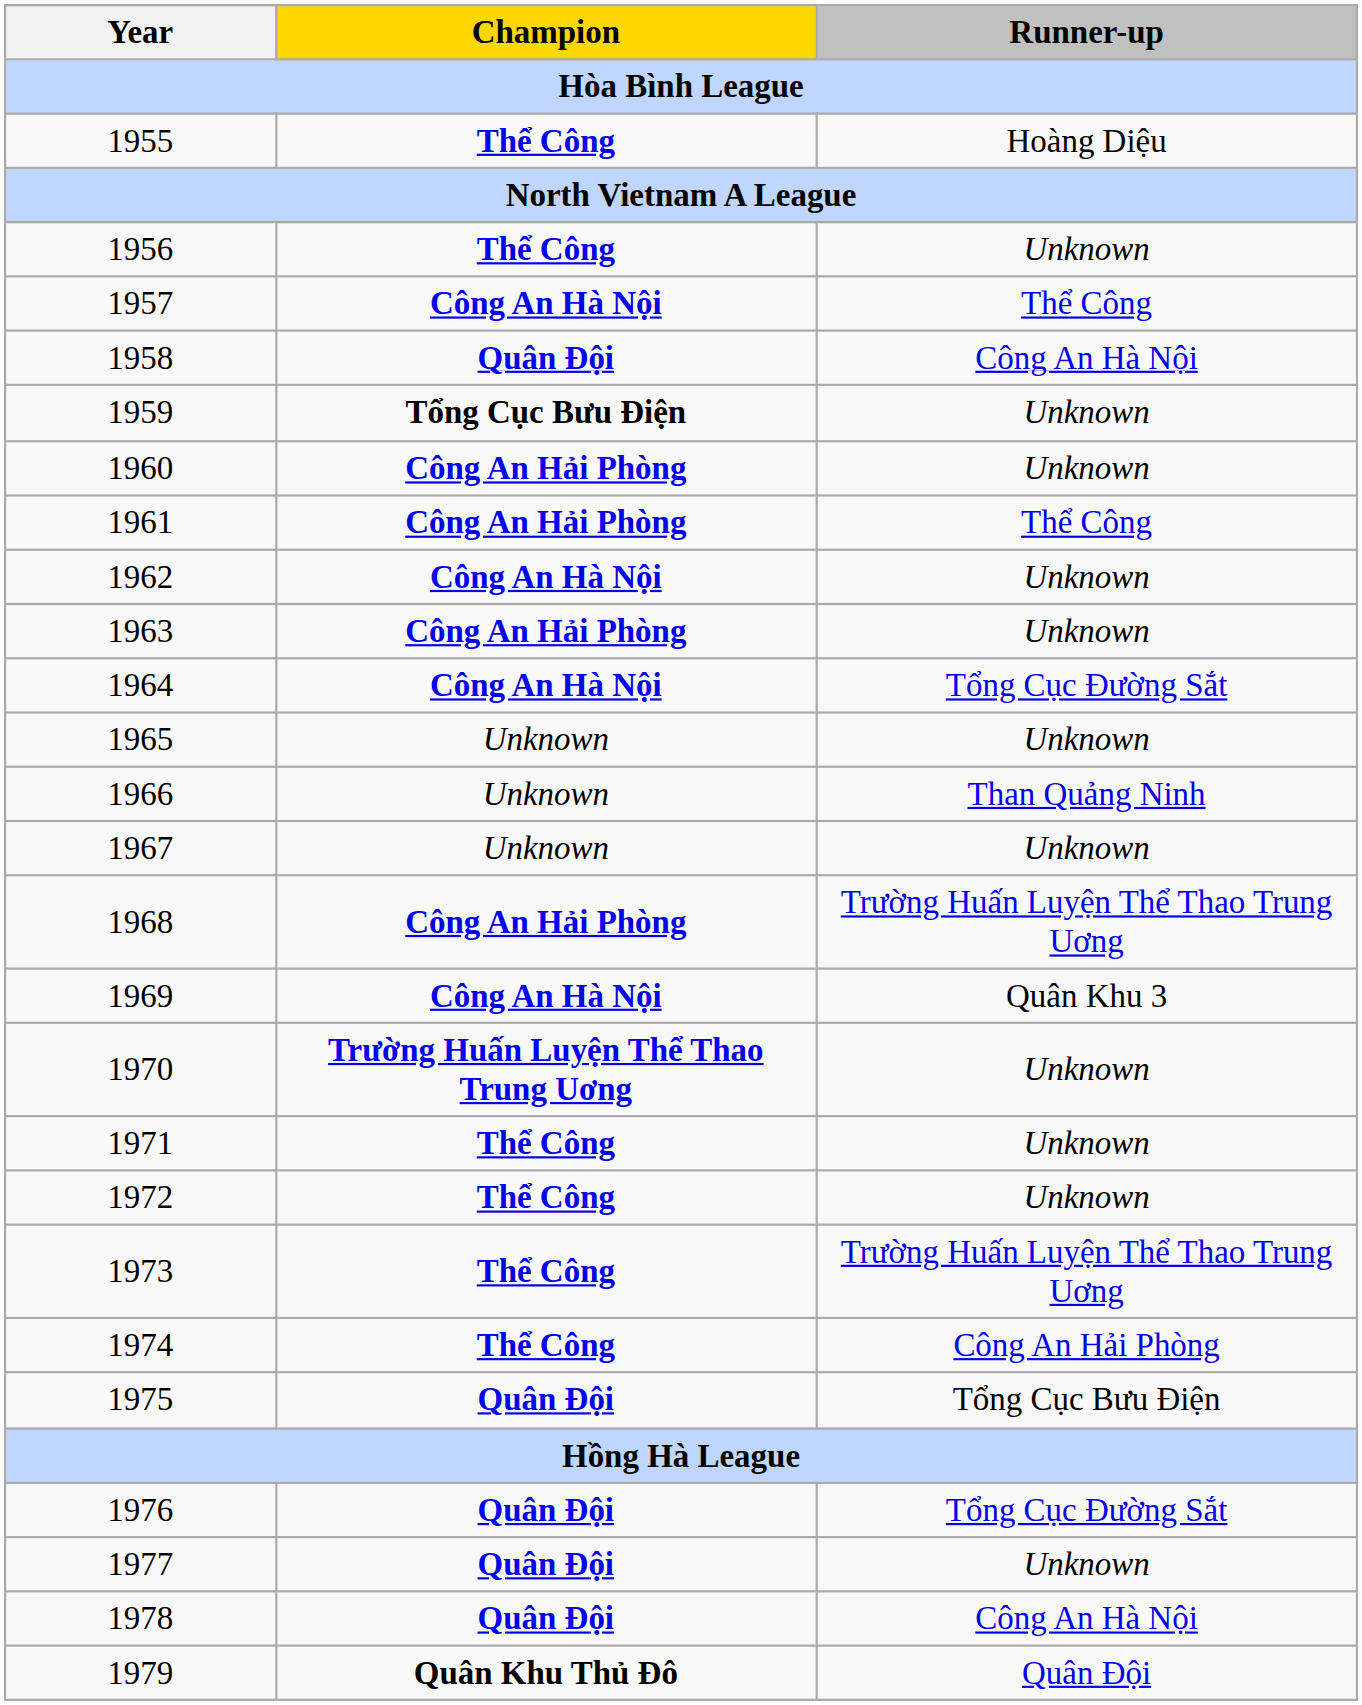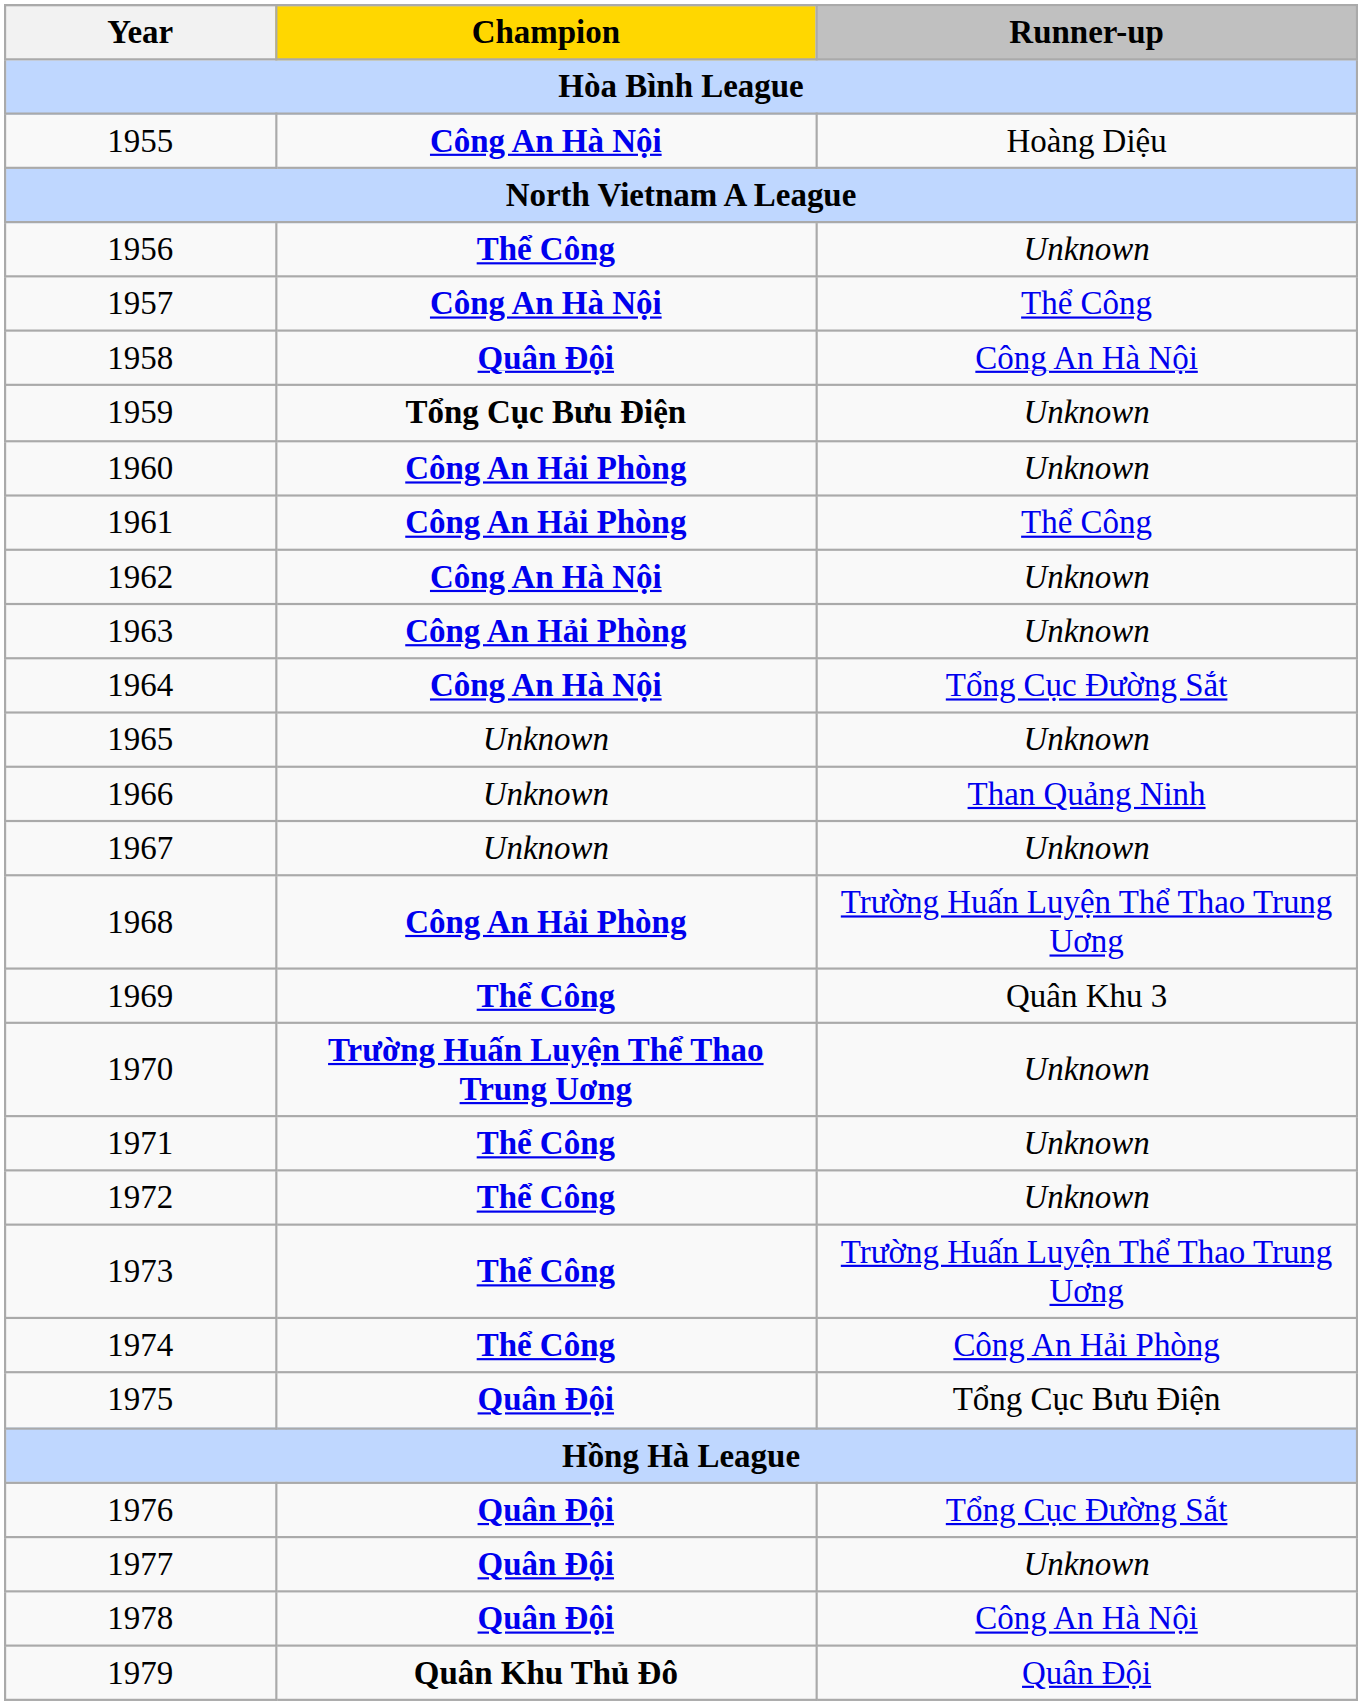(546, 140) Thể Công -> (546, 140) Công An Hà Nội
(546, 995) Công An Hà Nội -> (546, 995) Thể Công
